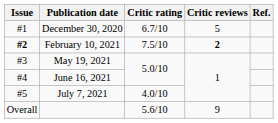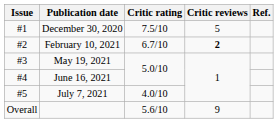(155, 28) 6.7/10 -> (155, 28) 7.5/10
(22, 45) bold -> (22, 45) normal
(155, 45) 7.5/10 -> (155, 45) 6.7/10
